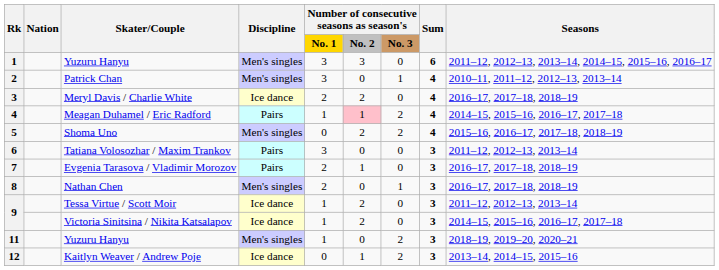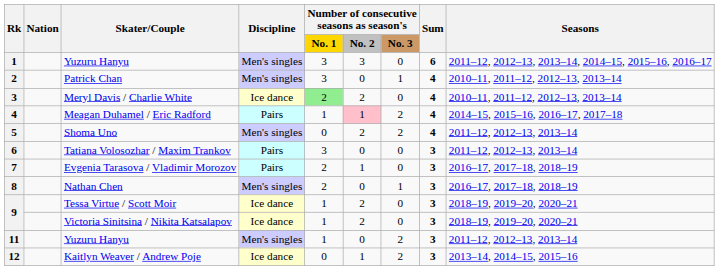(324, 97) no background -> (324, 97) lightgreen background
(513, 97) 2016–17, 2017–18, 2018–19 -> (535, 97) 2010–11, 2011–12, 2012–13, 2013–14
(536, 132) 2015–16, 2016–17, 2017–18, 2018–19 -> (513, 132) 2011–12, 2012–13, 2013–14
(513, 203) 2011–12, 2012–13, 2013–14 -> (513, 203) 2018–19, 2019–20, 2020–21
(536, 221) 2014–15, 2015–16, 2016–17, 2017–18 -> (513, 221) 2018–19, 2019–20, 2020–21
(513, 239) 2018–19, 2019–20, 2020–21 -> (513, 239) 2011–12, 2012–13, 2013–14
